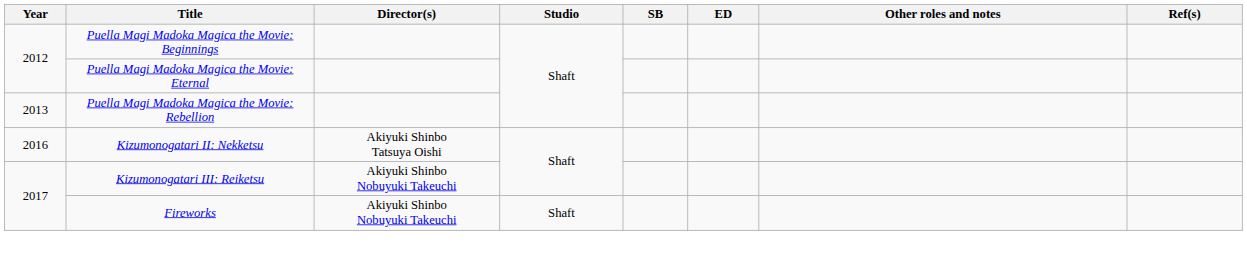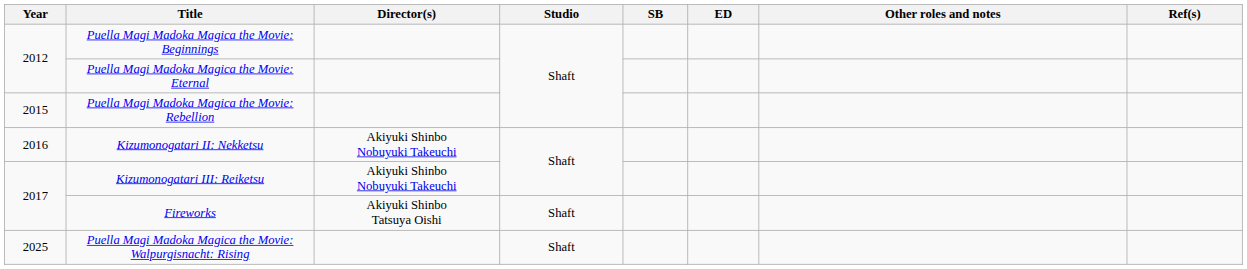(35, 110) 2013 -> (35, 110) 2015
(407, 144) Akiyuki Shinbo Tatsuya Oishi -> (407, 144) Akiyuki Shinbo Nobuyuki Takeuchi
(407, 213) Akiyuki Shinbo Nobuyuki Takeuchi -> (407, 213) Akiyuki Shinbo Tatsuya Oishi
+ row: (190, 247)
